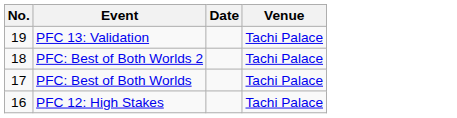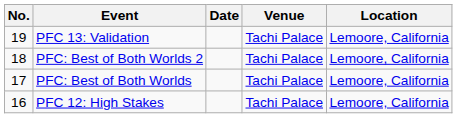+ column: (389, 16)
